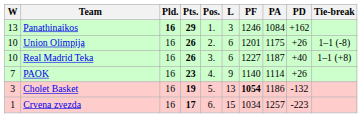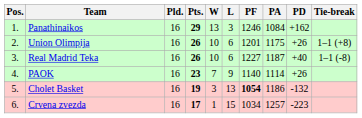columns swapped: (211, 12) <-> (13, 12)
(170, 27) bold -> (175, 27) normal
(334, 43) 1–1 (-8) -> (334, 43) 1–1 (+8)
(334, 58) 1–1 (+8) -> (334, 58) 1–1 (-8)
